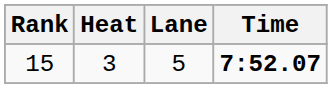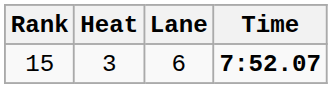(179, 64) 5 -> (179, 64) 6
